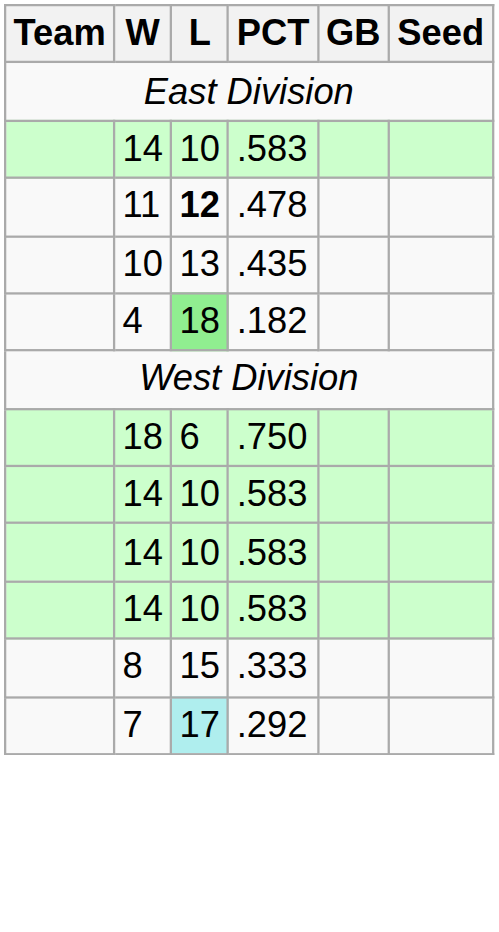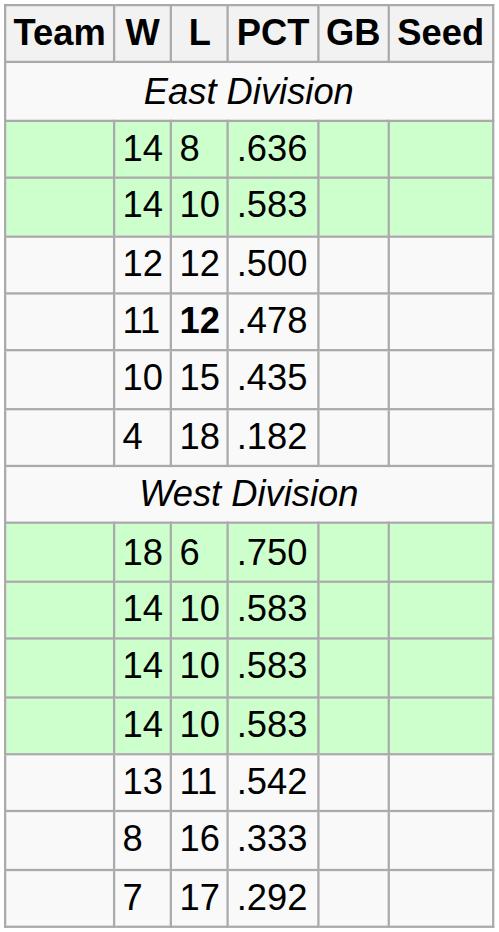+ row: (143, 148)
+ row: (143, 263)
(200, 263) 13 -> (200, 378) 15
(200, 321) lightgreen background -> (200, 436) no background
+ row: (143, 782)
(200, 666) 15 -> (200, 839) 16
(200, 724) paleturquoise background -> (200, 897) no background
